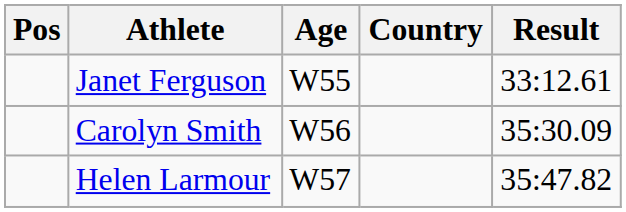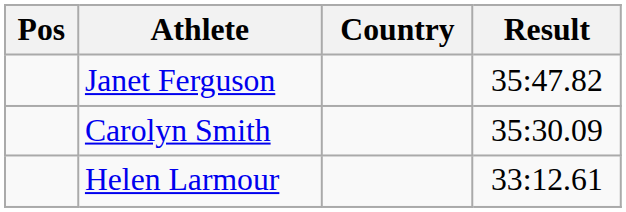- column: (321, 29)
(556, 79) 33:12.61 -> (547, 79) 35:47.82
(556, 180) 35:47.82 -> (547, 180) 33:12.61
